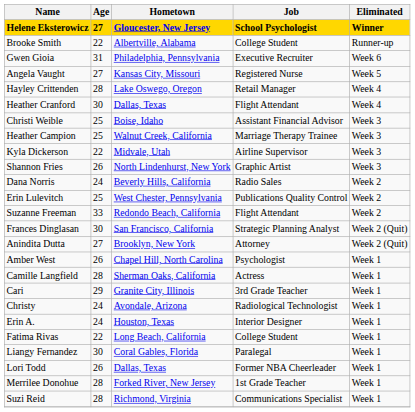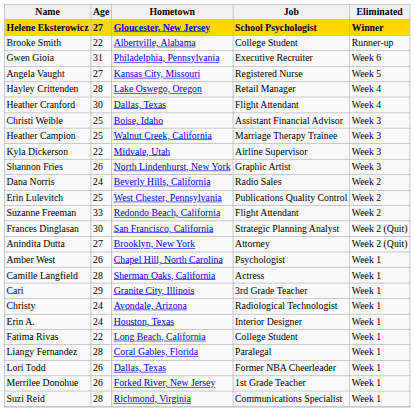(98, 352) 30 -> (98, 352) 28
(98, 383) 28 -> (98, 383) 26
